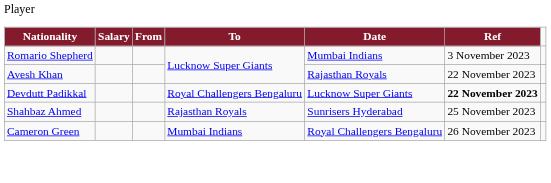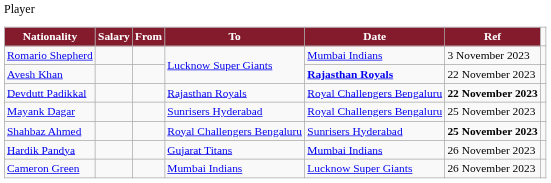(347, 74) normal -> (350, 74) bold
(235, 93) Royal Challengers Bengaluru -> (207, 93) Rajasthan Royals
(360, 93) Lucknow Super Giants -> (375, 93) Royal Challengers Bengaluru
+ row: (41, 111)
(207, 111) Rajasthan Royals -> (235, 130) Royal Challengers Bengaluru
(491, 111) normal -> (493, 130) bold
+ row: (41, 149)
(375, 130) Royal Challengers Bengaluru -> (360, 168) Lucknow Super Giants
